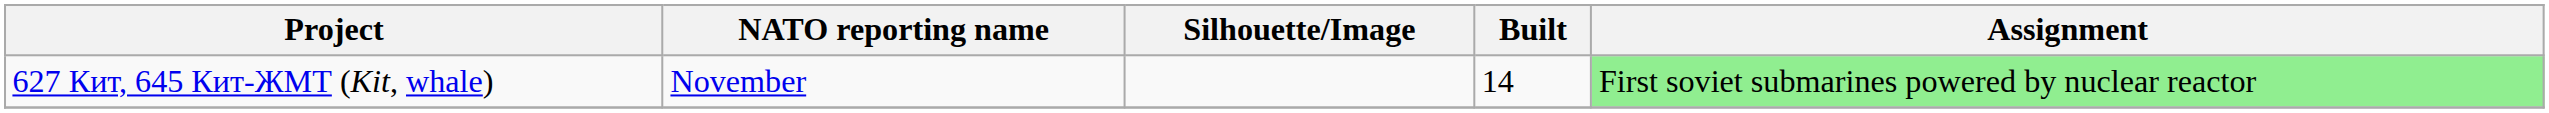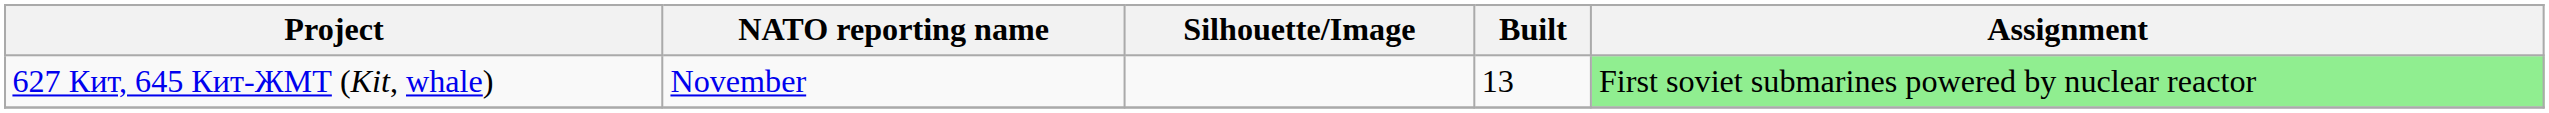(1498, 81) 14 -> (1498, 81) 13
